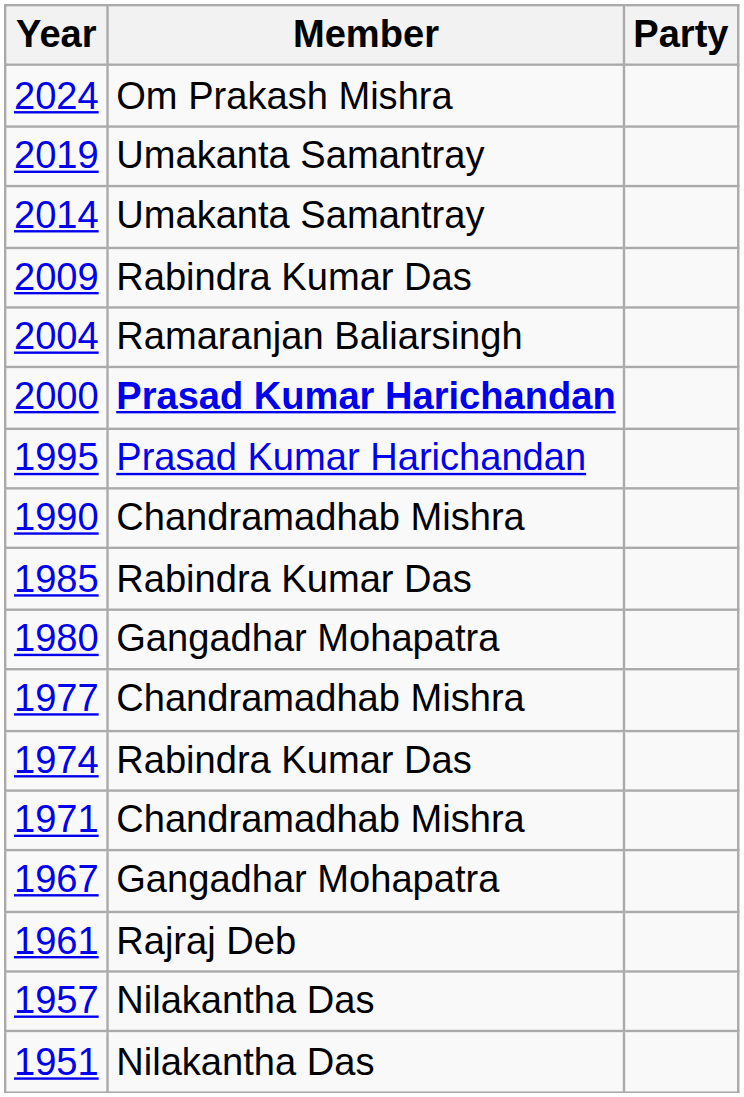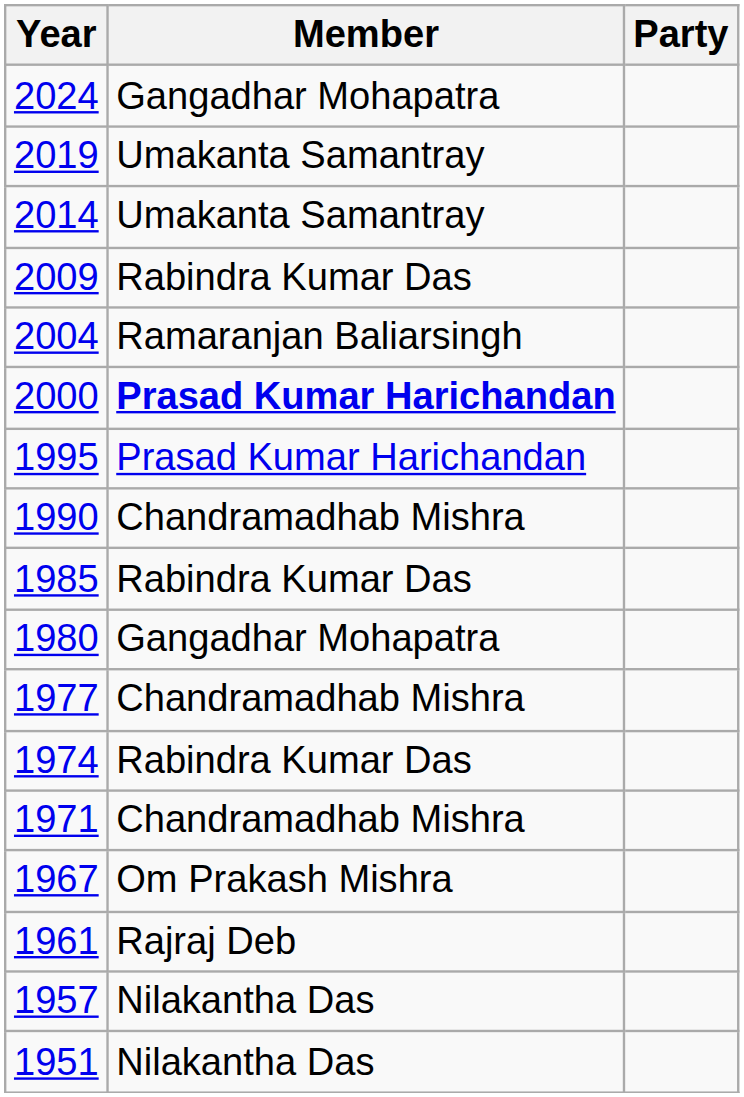(284, 95) Om Prakash Mishra -> (308, 95) Gangadhar Mohapatra
(308, 880) Gangadhar Mohapatra -> (284, 880) Om Prakash Mishra
